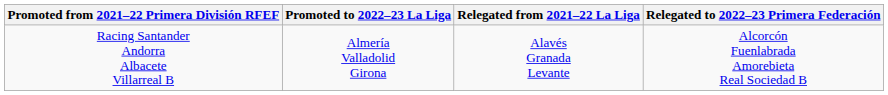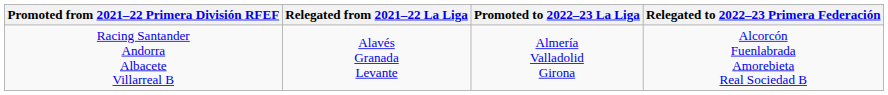columns swapped: (549, 14) <-> (368, 14)
